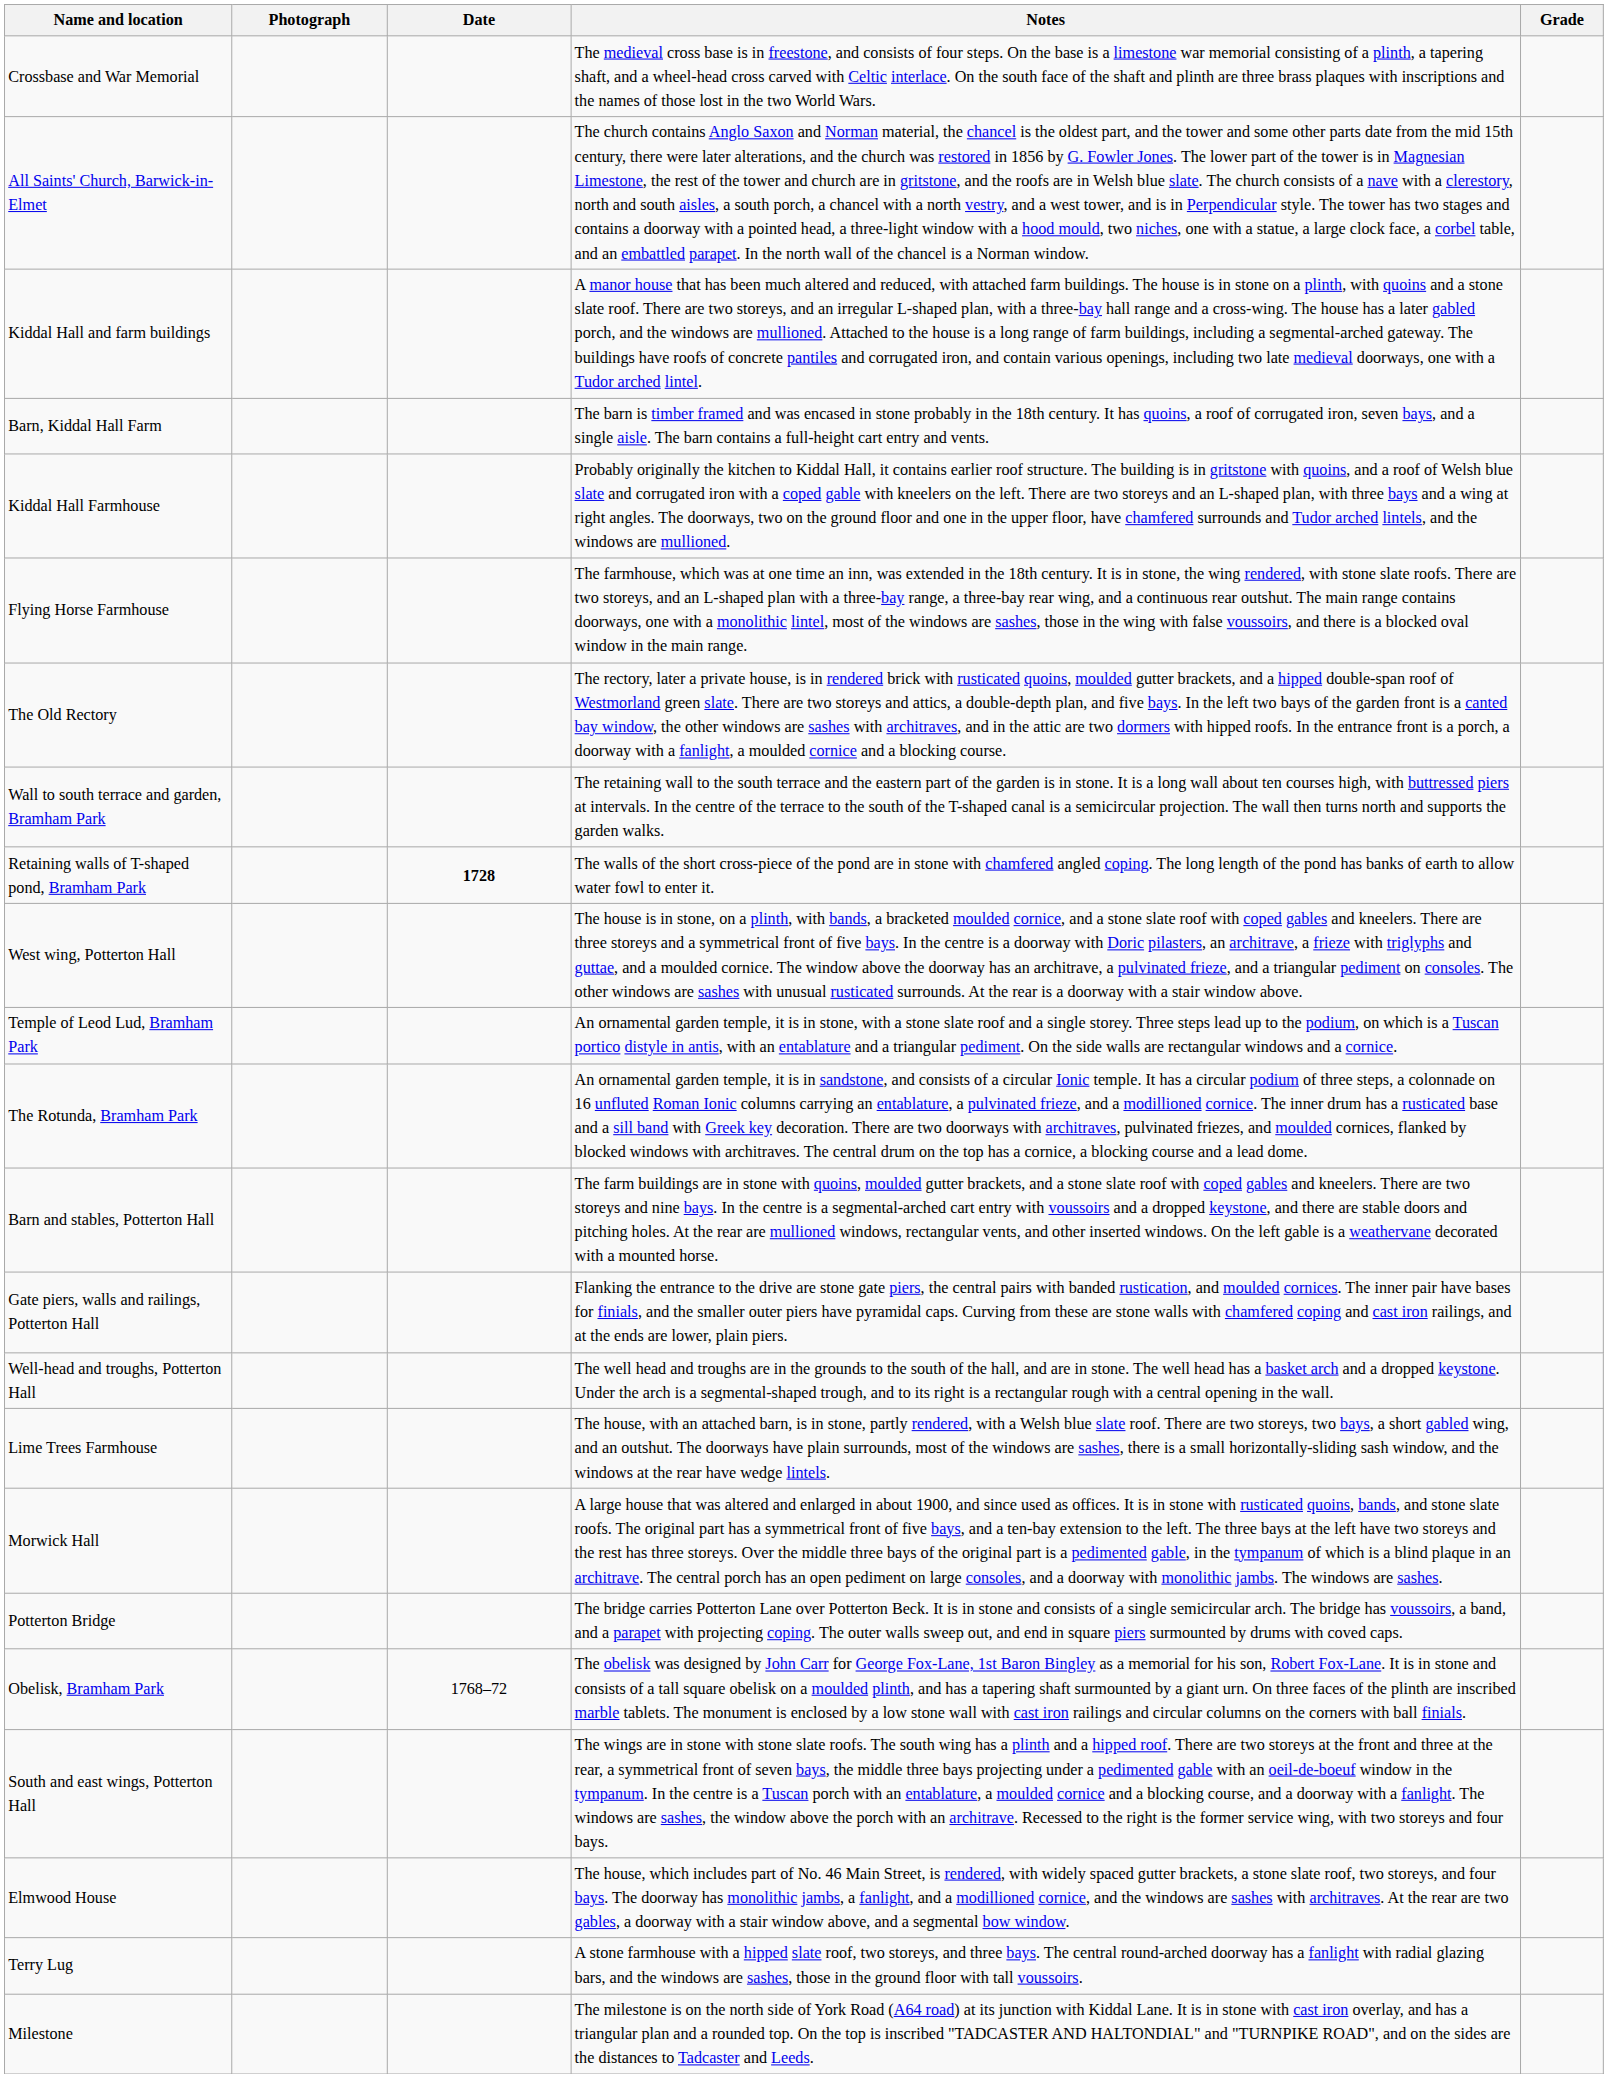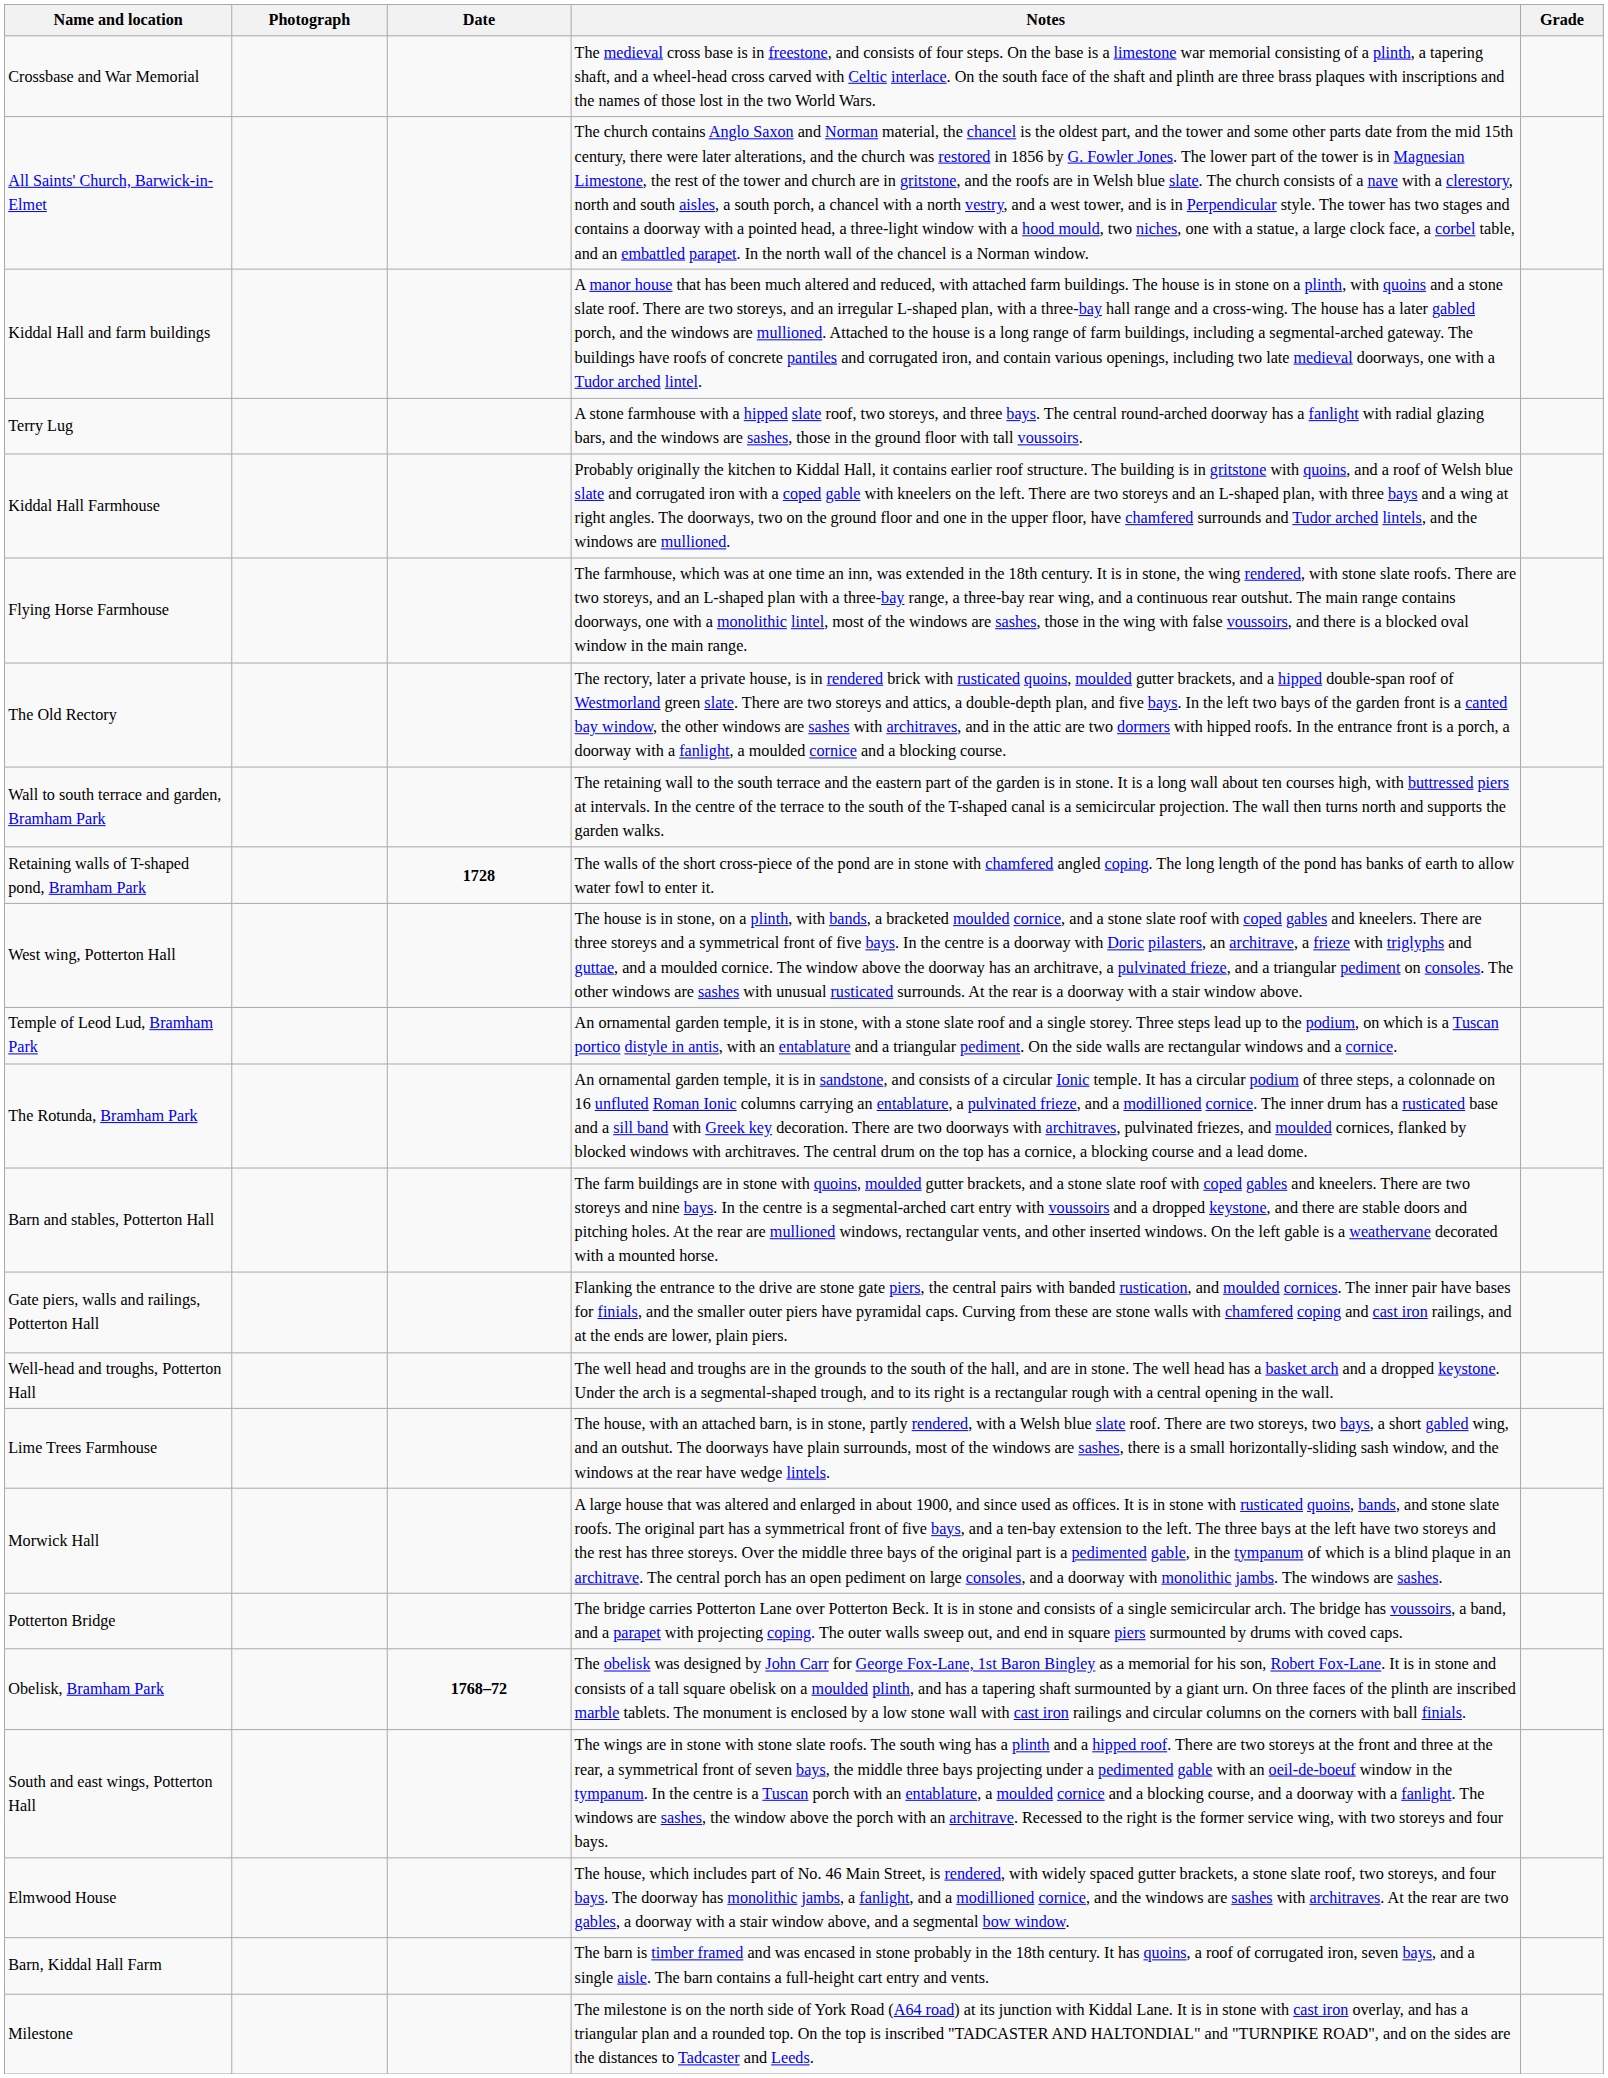rows swapped: (85, 425) <-> (41, 1965)
(479, 1688) normal -> (479, 1688) bold
